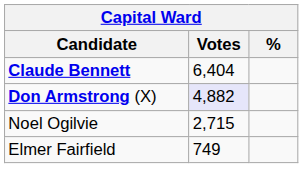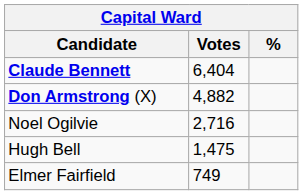(214, 96) lavender background -> (214, 96) no background
(214, 123) 2,715 -> (214, 123) 2,716
+ row: (44, 149)
